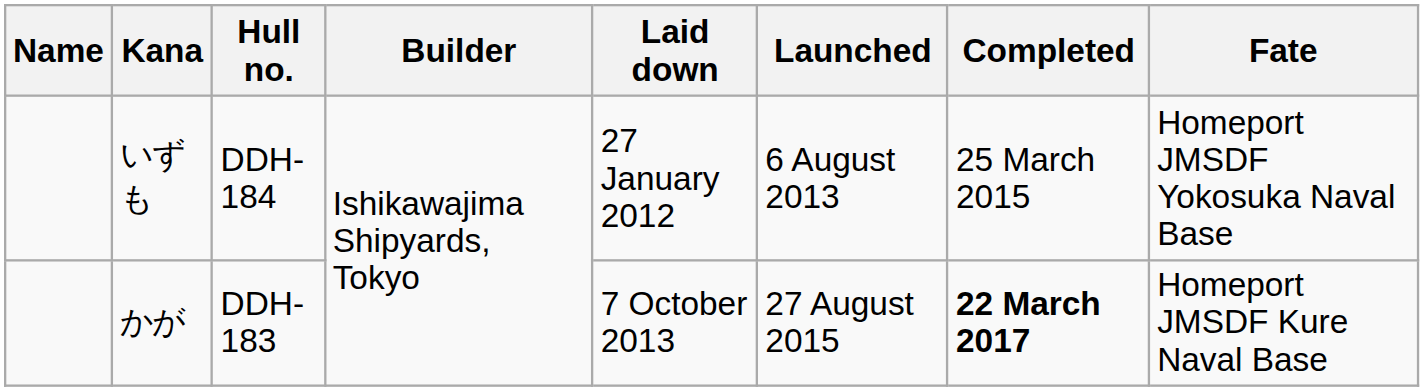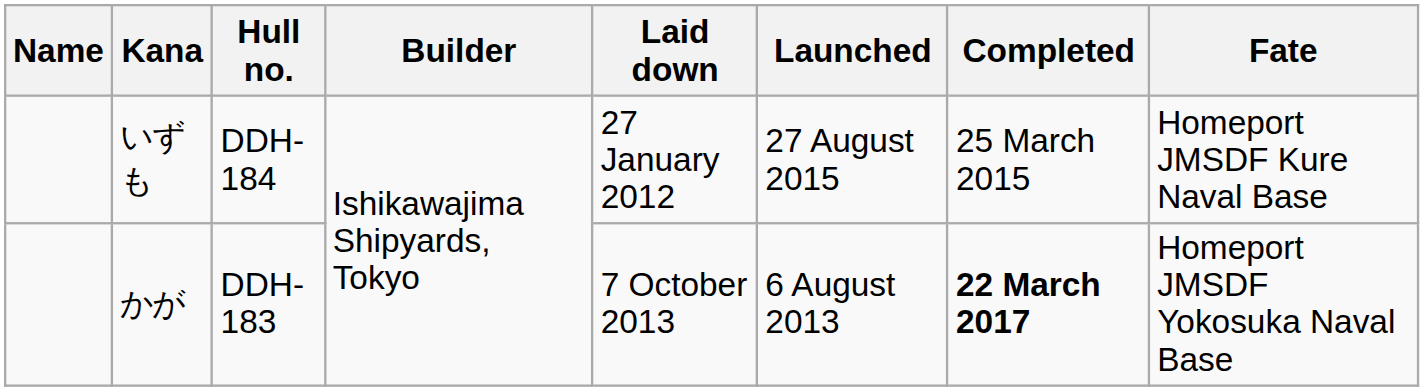(830, 178) 6 August 2013 -> (840, 159) 27 August 2015
(1276, 178) Homeport JMSDF Yokosuka Naval Base -> (1253, 159) Homeport JMSDF Kure Naval Base
(840, 323) 27 August 2015 -> (830, 305) 6 August 2013
(1253, 323) Homeport JMSDF Kure Naval Base -> (1276, 305) Homeport JMSDF Yokosuka Naval Base
